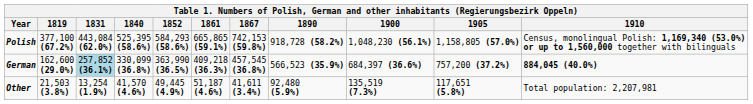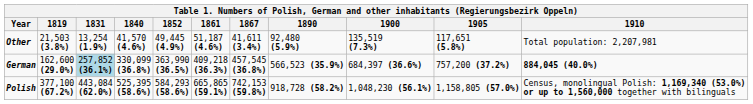rows swapped: (21, 42) <-> (19, 88)
